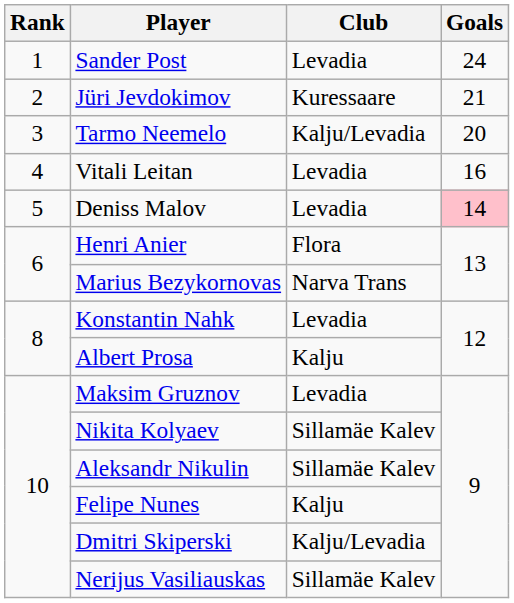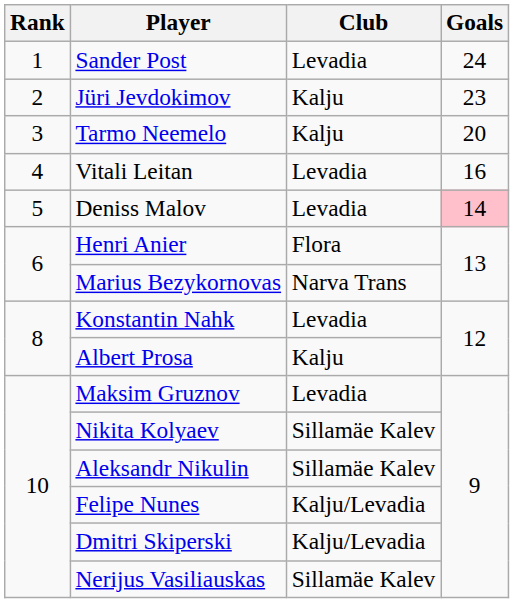(344, 97) Kuressaare -> (318, 97) Kalju
(475, 97) 21 -> (475, 97) 23
(359, 134) Kalju/Levadia -> (318, 134) Kalju
(318, 504) Kalju -> (359, 504) Kalju/Levadia
